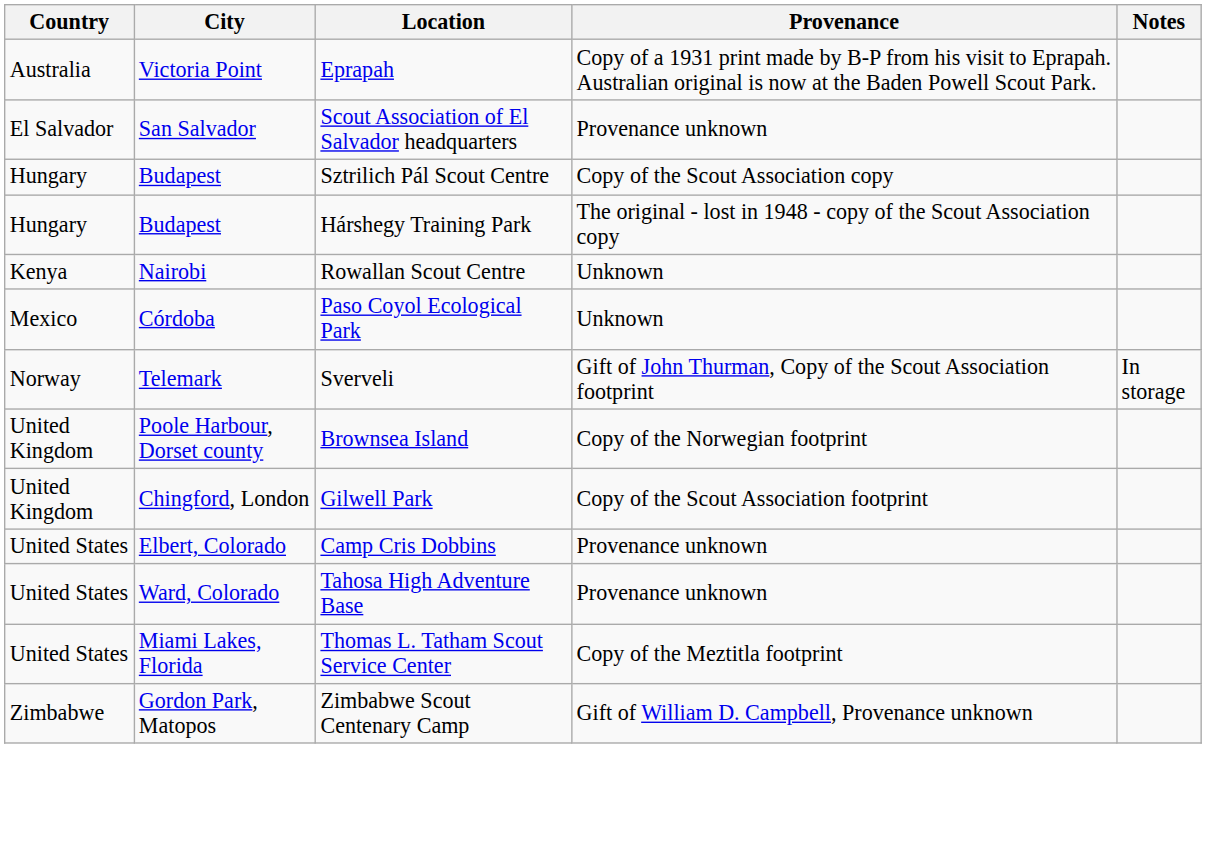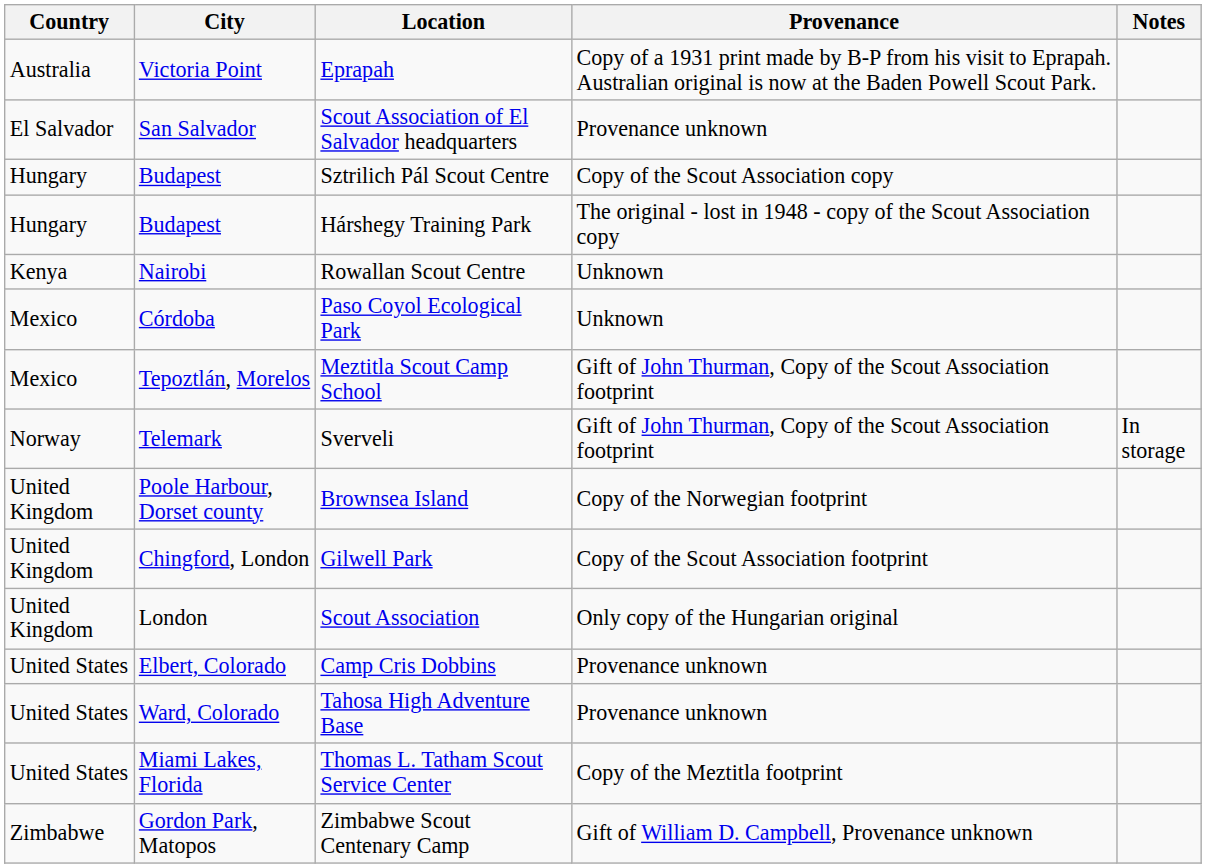+ row: (414, 378)
+ row: (400, 618)
